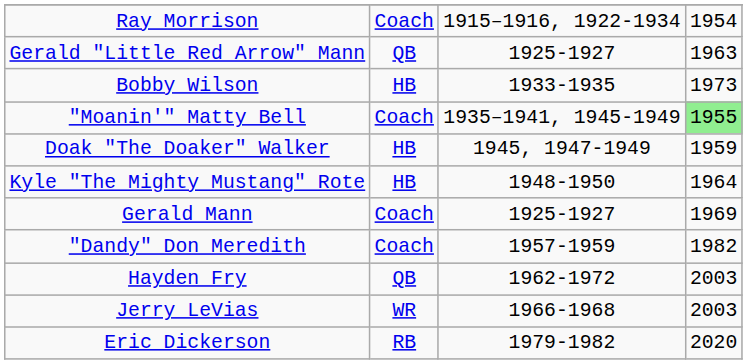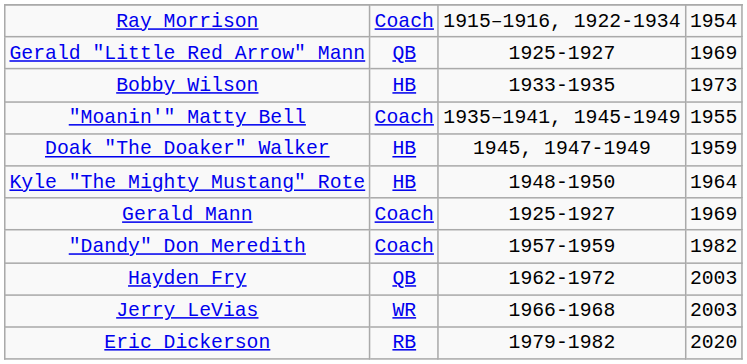(714, 53) 1963 -> (714, 53) 1969
(714, 117) lightgreen background -> (714, 117) no background
